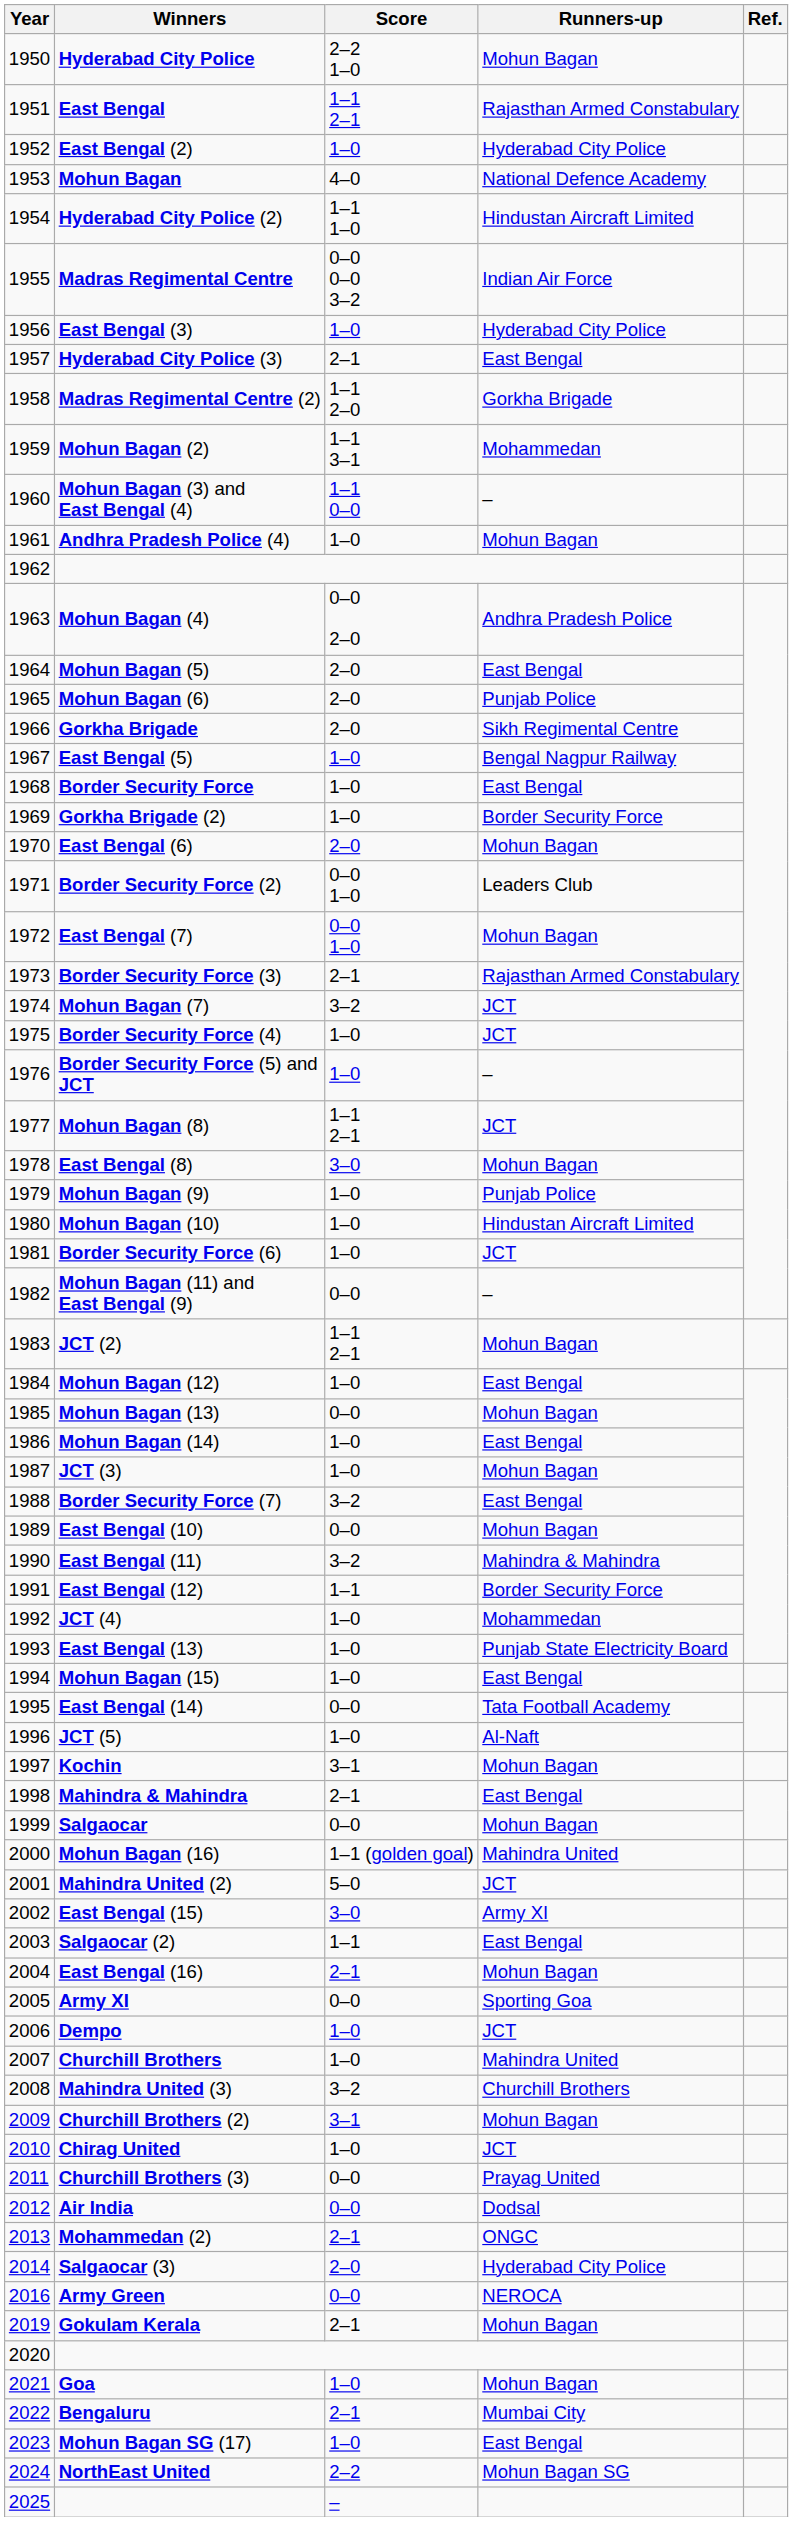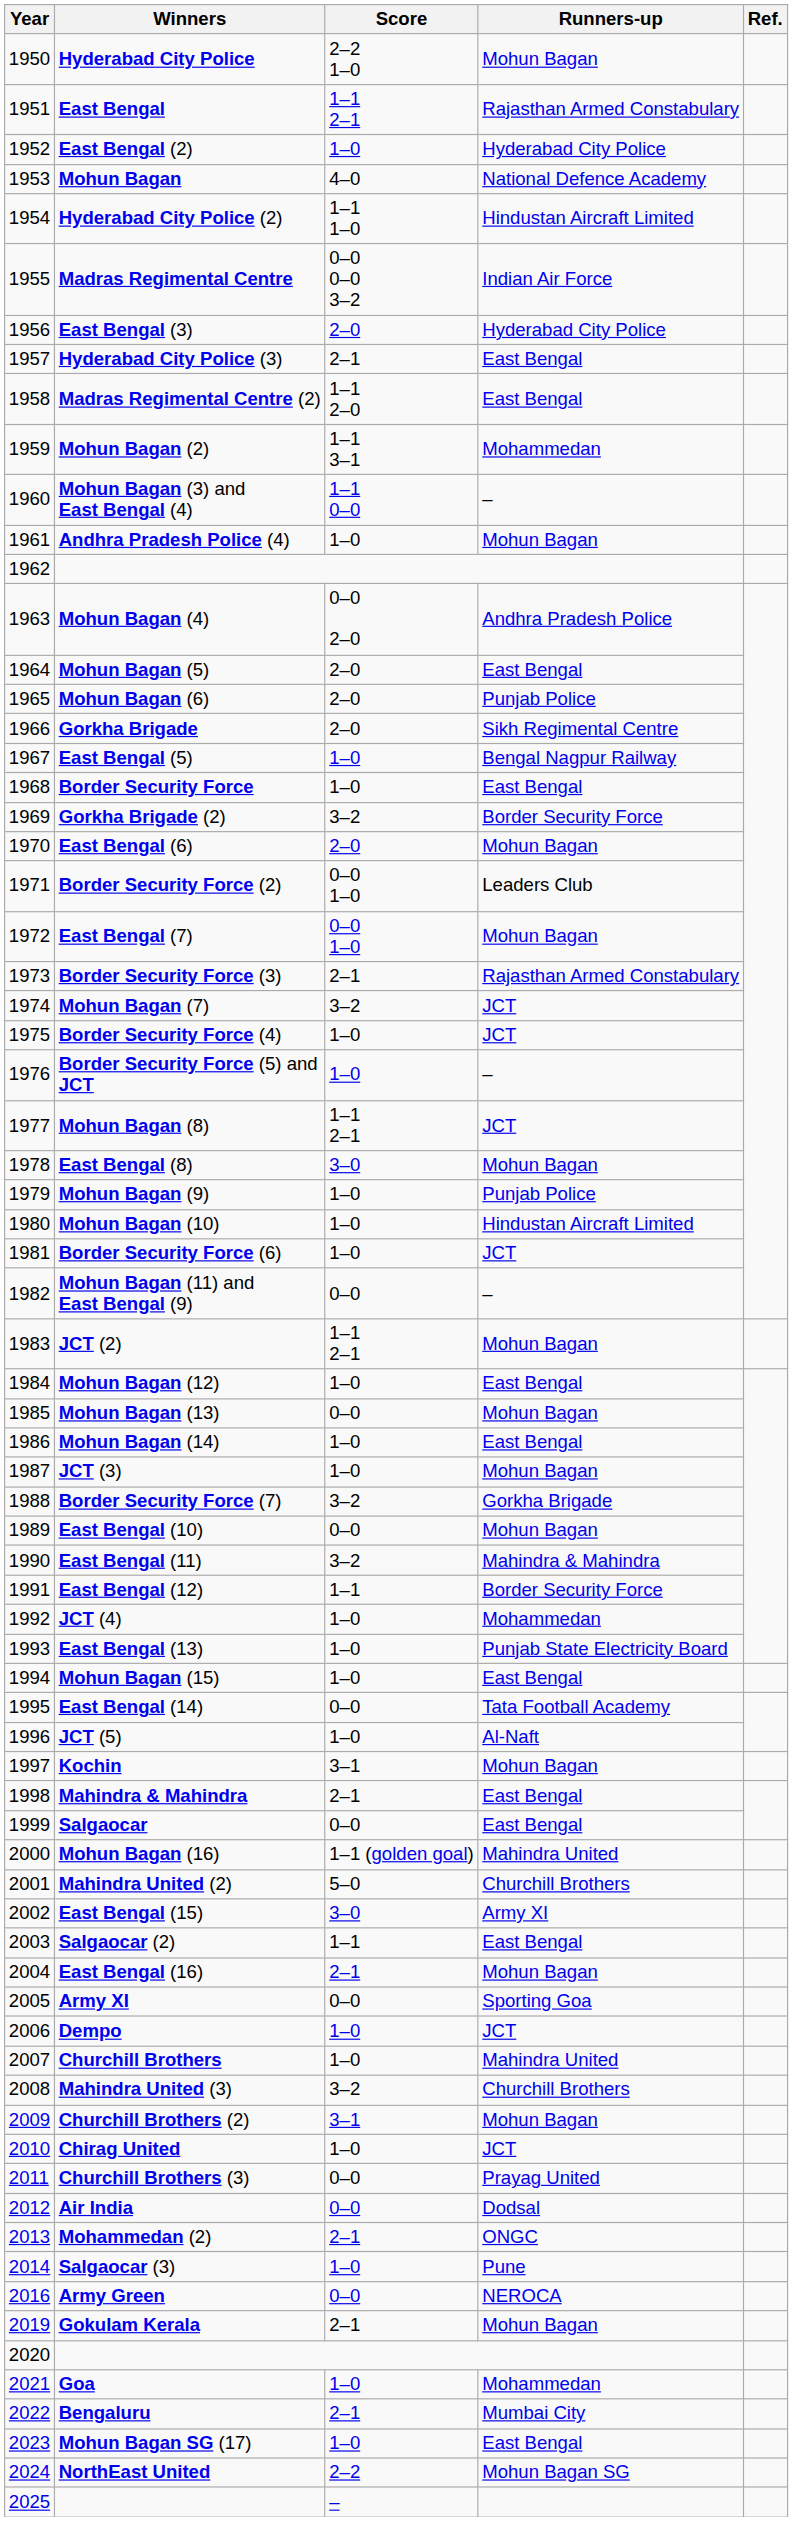(345, 329) 1–0 -> (345, 329) 2–0
(547, 398) Gorkha Brigade -> (532, 398) East Bengal
(345, 816) 1–0 -> (345, 816) 3–2
(532, 1501) East Bengal -> (547, 1501) Gorkha Brigade
(540, 1825) Mohun Bagan -> (532, 1825) East Bengal
(499, 1883) JCT -> (556, 1883) Churchill Brothers
(345, 2266) 2–0 -> (345, 2266) 1–0
(574, 2266) Hyderabad City Police -> (504, 2266) Pune
(540, 2384) Mohun Bagan -> (542, 2384) Mohammedan
